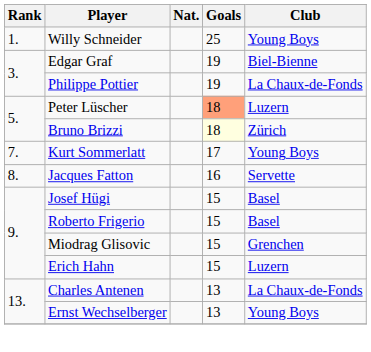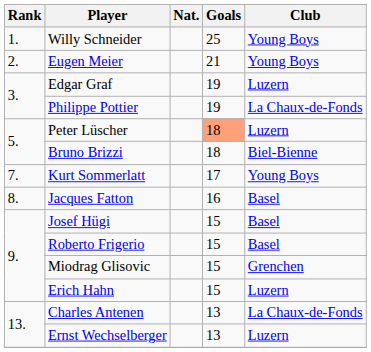+ row: (85, 61)
(283, 61) Biel-Bienne -> (268, 84) Luzern
(213, 130) lightyellow background -> (213, 152) no background
(267, 130) Zürich -> (283, 152) Biel-Bienne
(271, 175) Servette -> (264, 198) Basel
(283, 312) Young Boys -> (268, 335) Luzern
